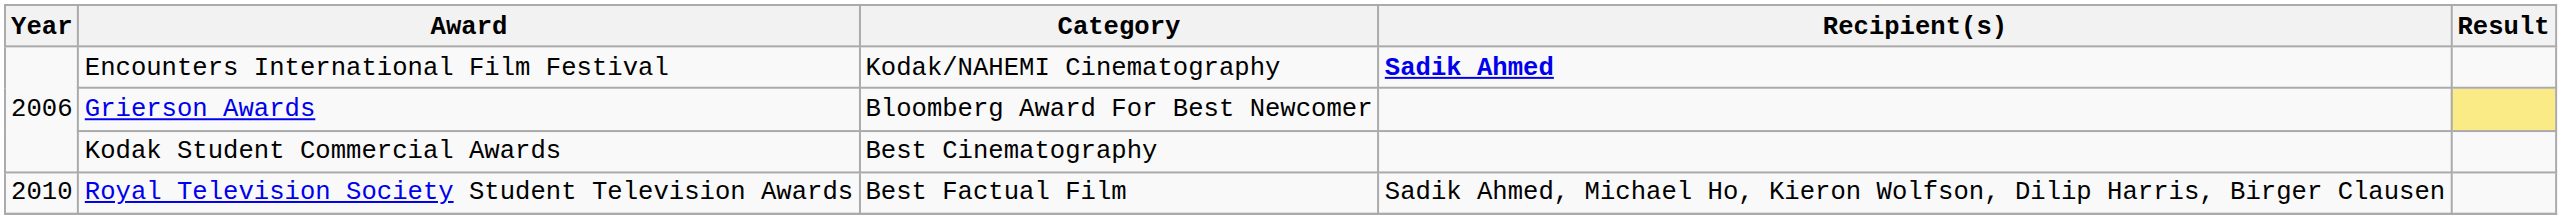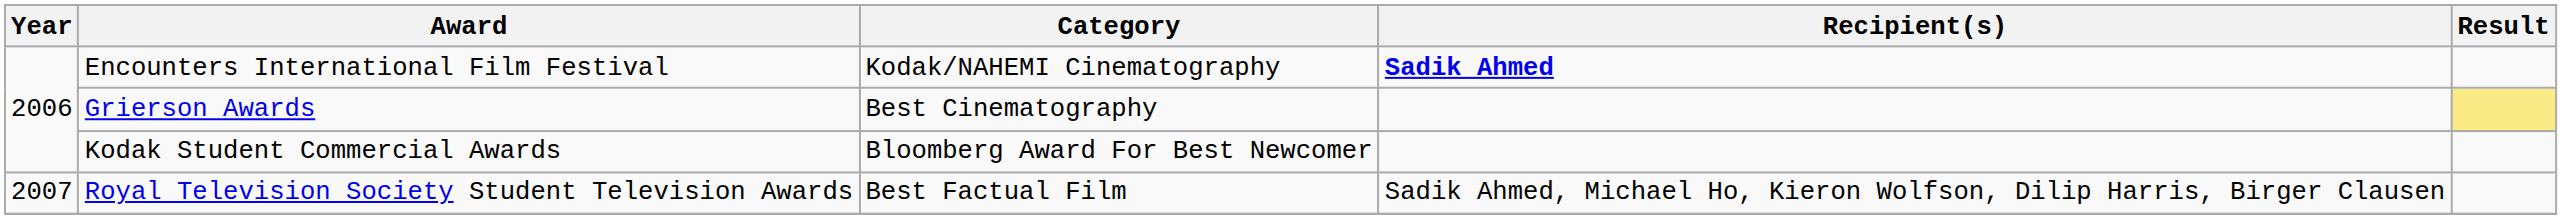(1119, 109) Bloomberg Award For Best Newcomer -> (1011, 109) Best Cinematography
(1011, 151) Best Cinematography -> (1119, 151) Bloomberg Award For Best Newcomer
(42, 193) 2010 -> (42, 193) 2007
